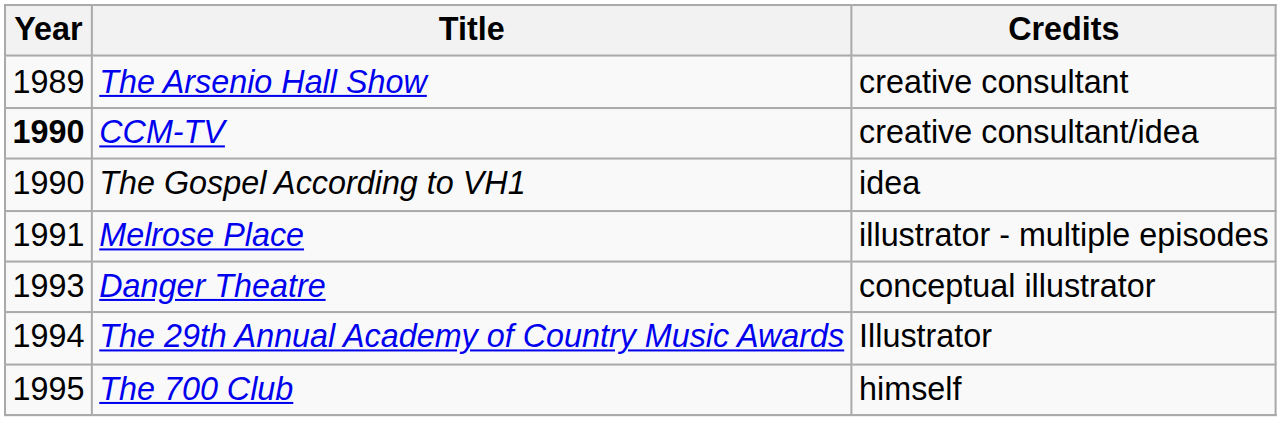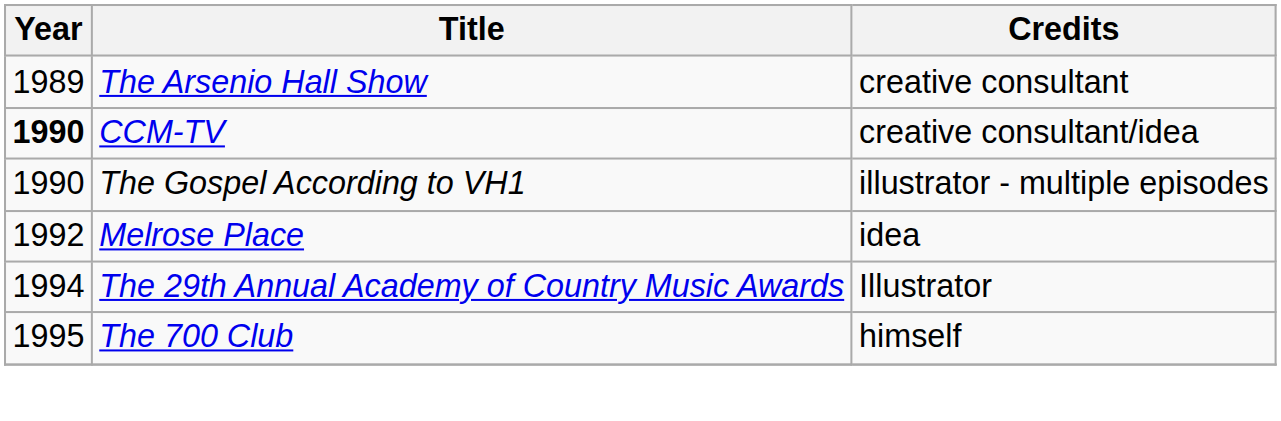(890, 183) idea -> (1064, 183) illustrator - multiple episodes
(48, 235) 1991 -> (48, 235) 1992
(1064, 235) illustrator - multiple episodes -> (890, 235) idea
- row: (212, 286)
